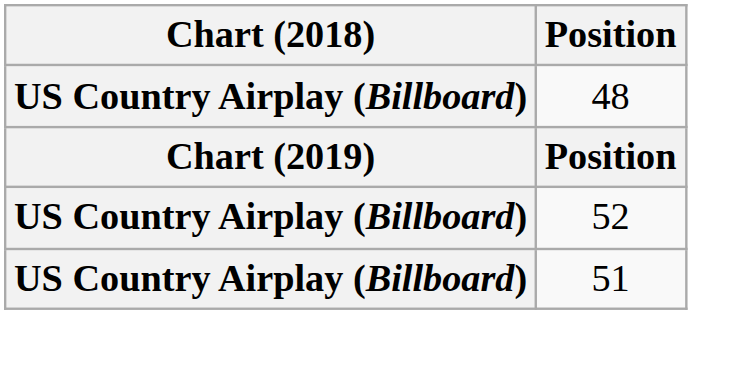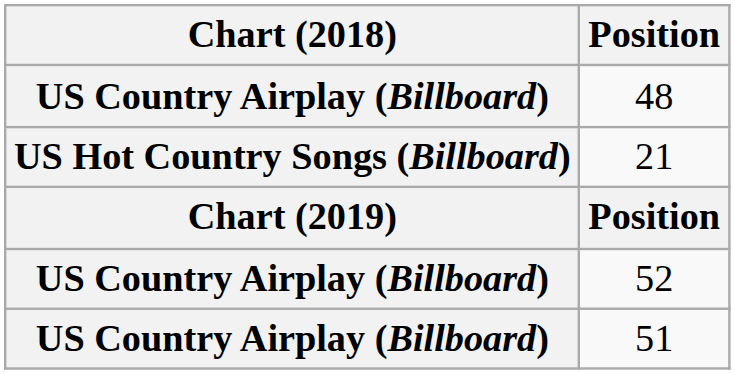+ row: (654, 156)
